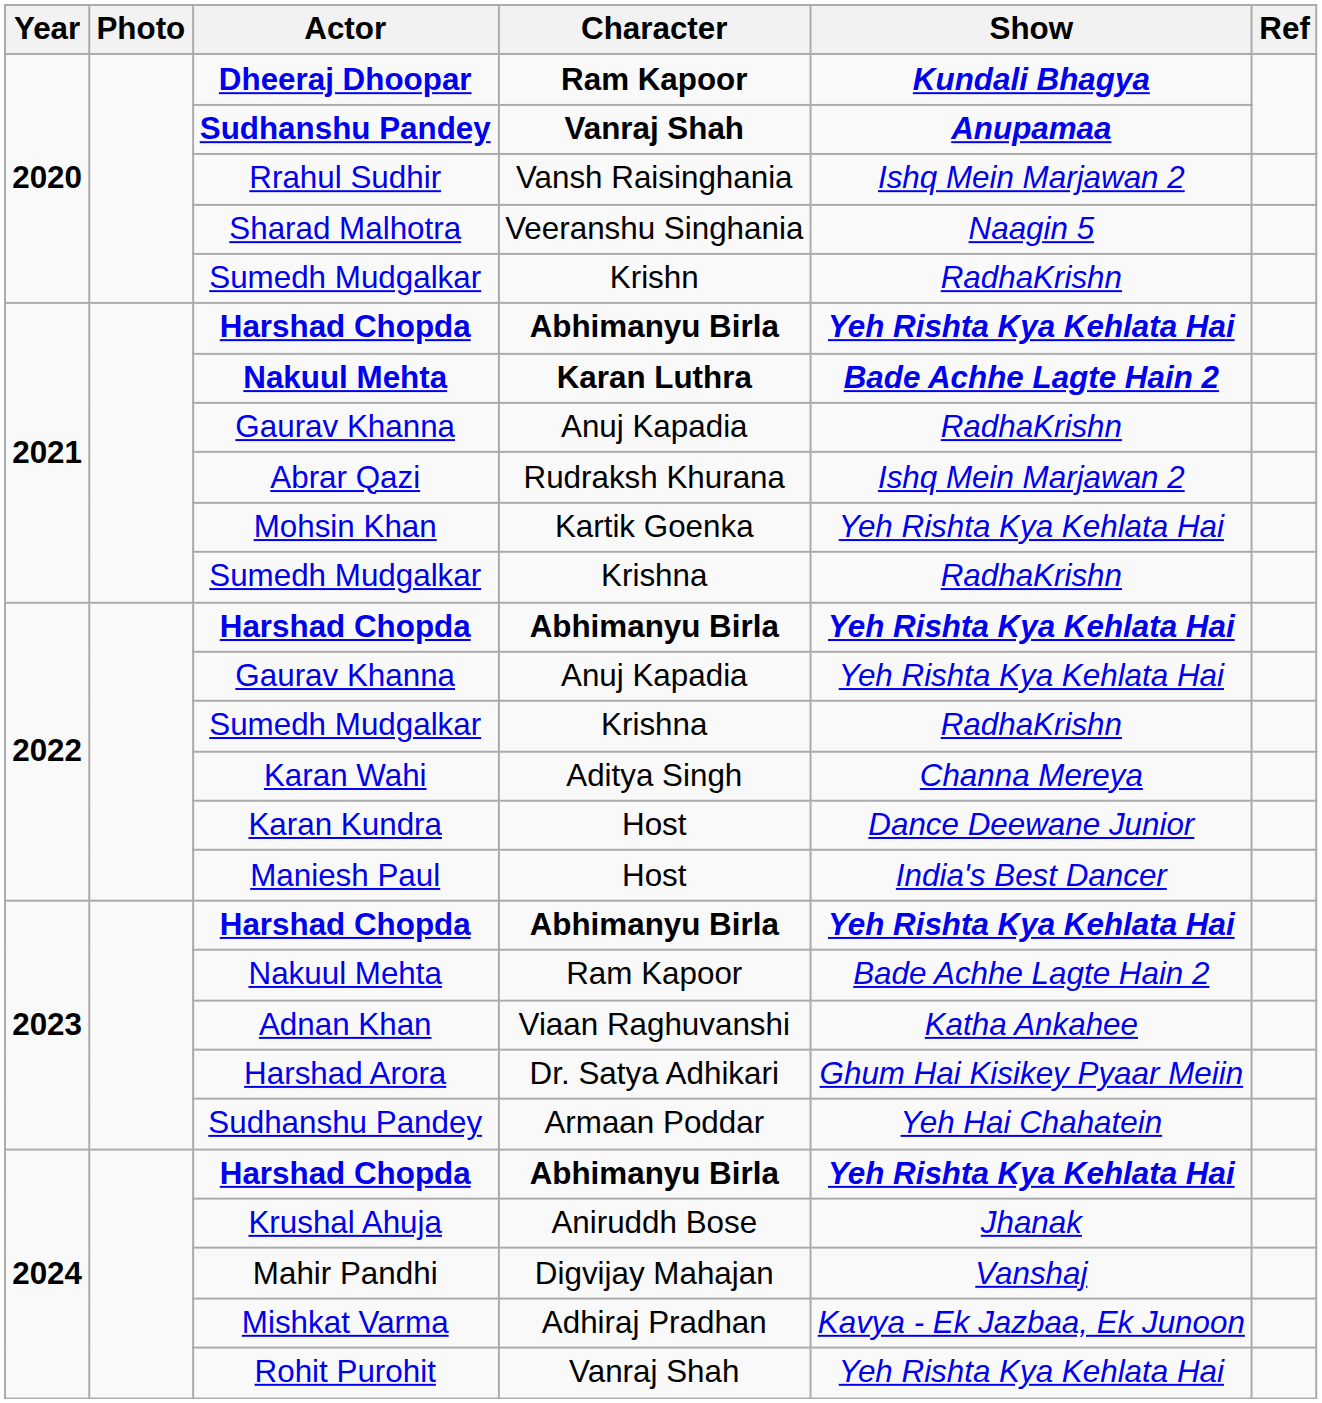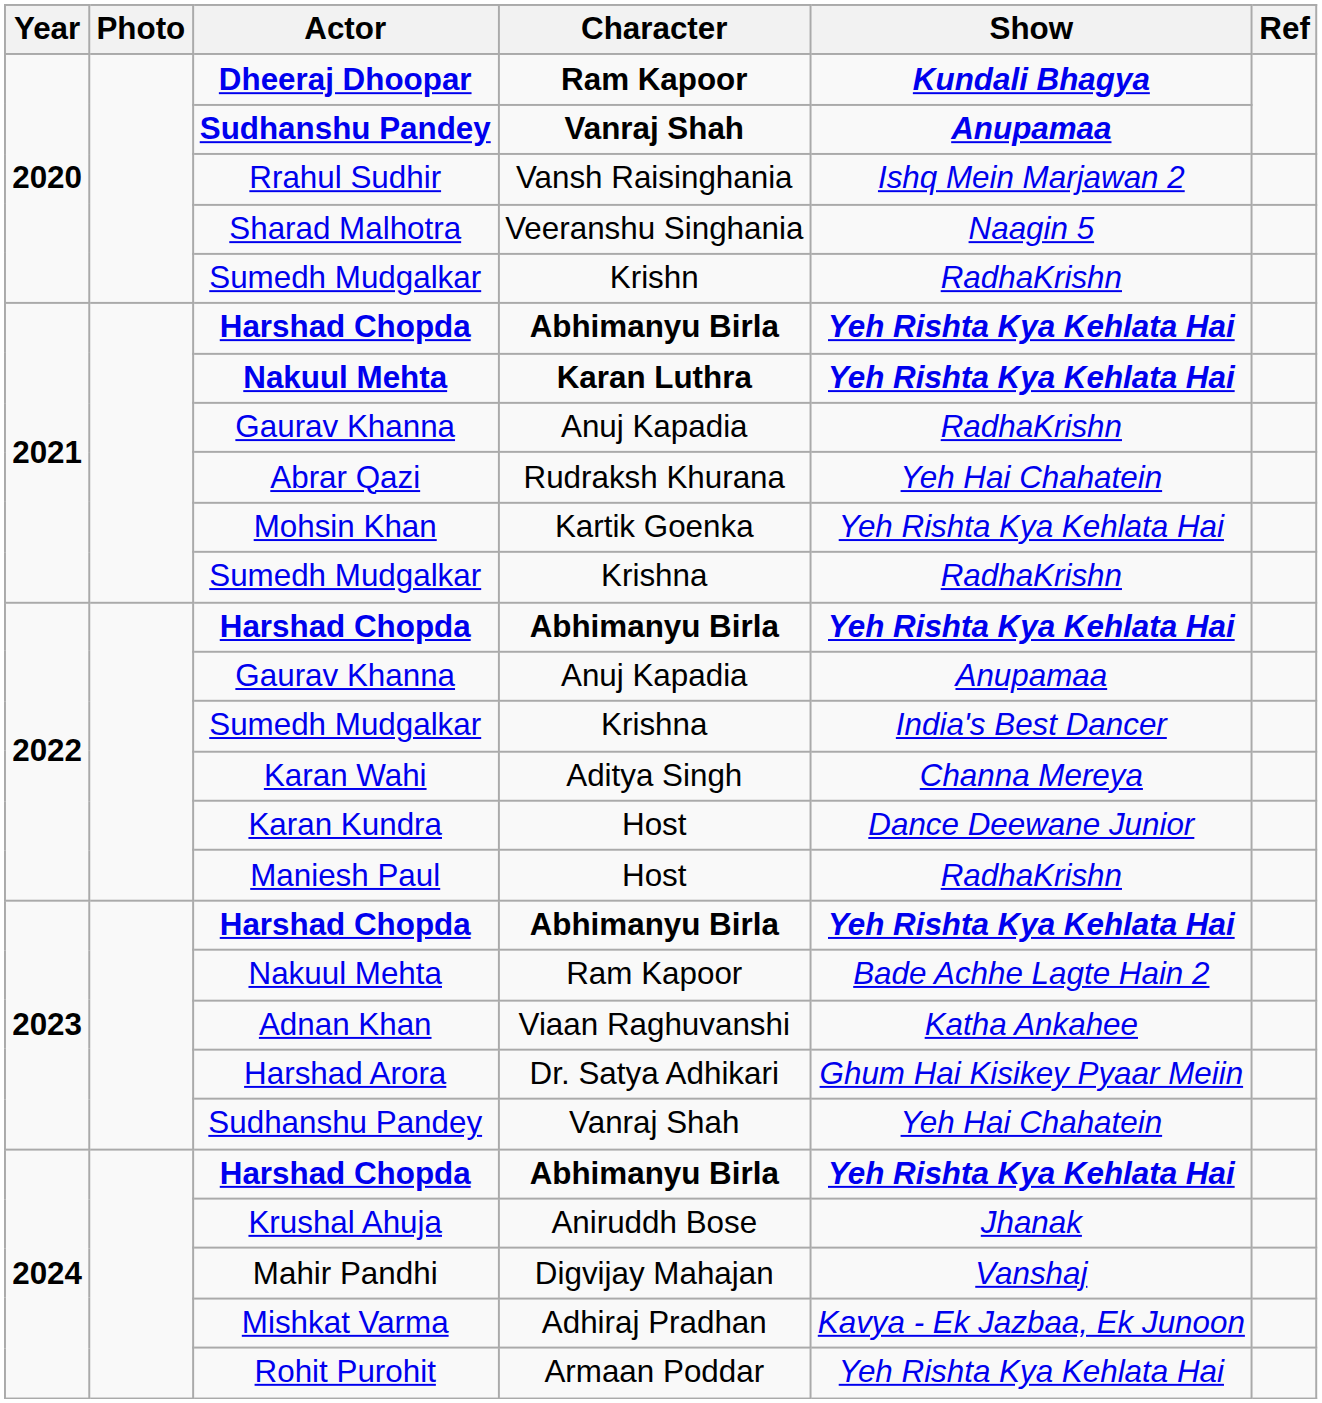(1031, 377) Bade Achhe Lagte Hain 2 -> (1031, 377) Yeh Rishta Kya Kehlata Hai
(1031, 476) Ishq Mein Marjawan 2 -> (1031, 476) Yeh Hai Chahatein
(1031, 675) Yeh Rishta Kya Kehlata Hai -> (1031, 675) Anupamaa
(1031, 725) RadhaKrishn -> (1031, 725) India's Best Dancer
(1031, 874) India's Best Dancer -> (1031, 874) RadhaKrishn
(654, 1123) Armaan Poddar -> (654, 1123) Vanraj Shah
(654, 1372) Vanraj Shah -> (654, 1372) Armaan Poddar
